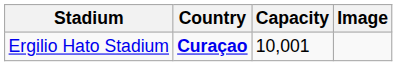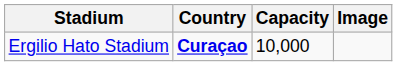(283, 46) 10,001 -> (283, 46) 10,000
